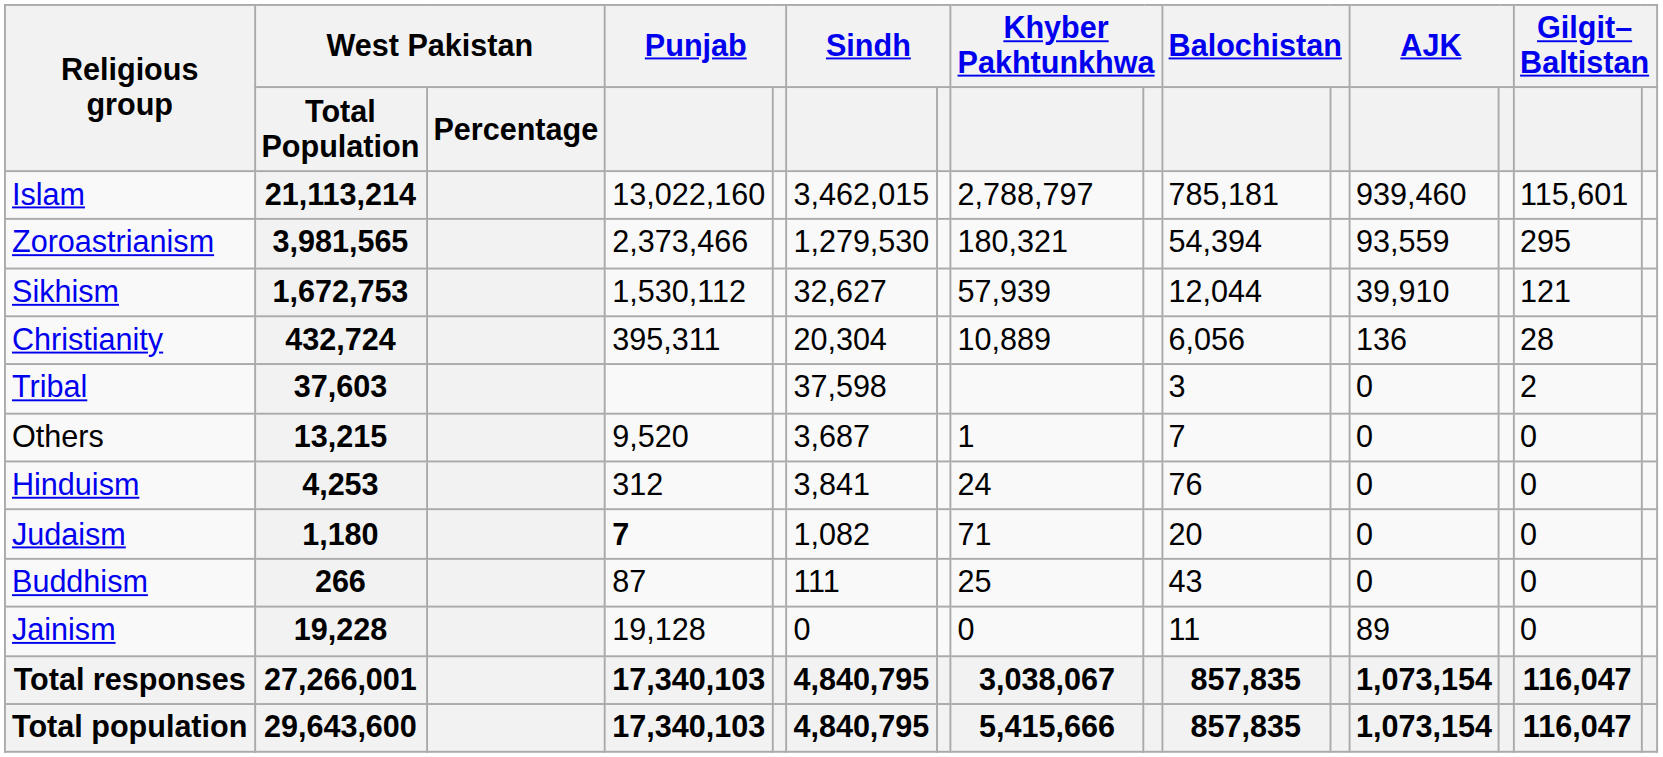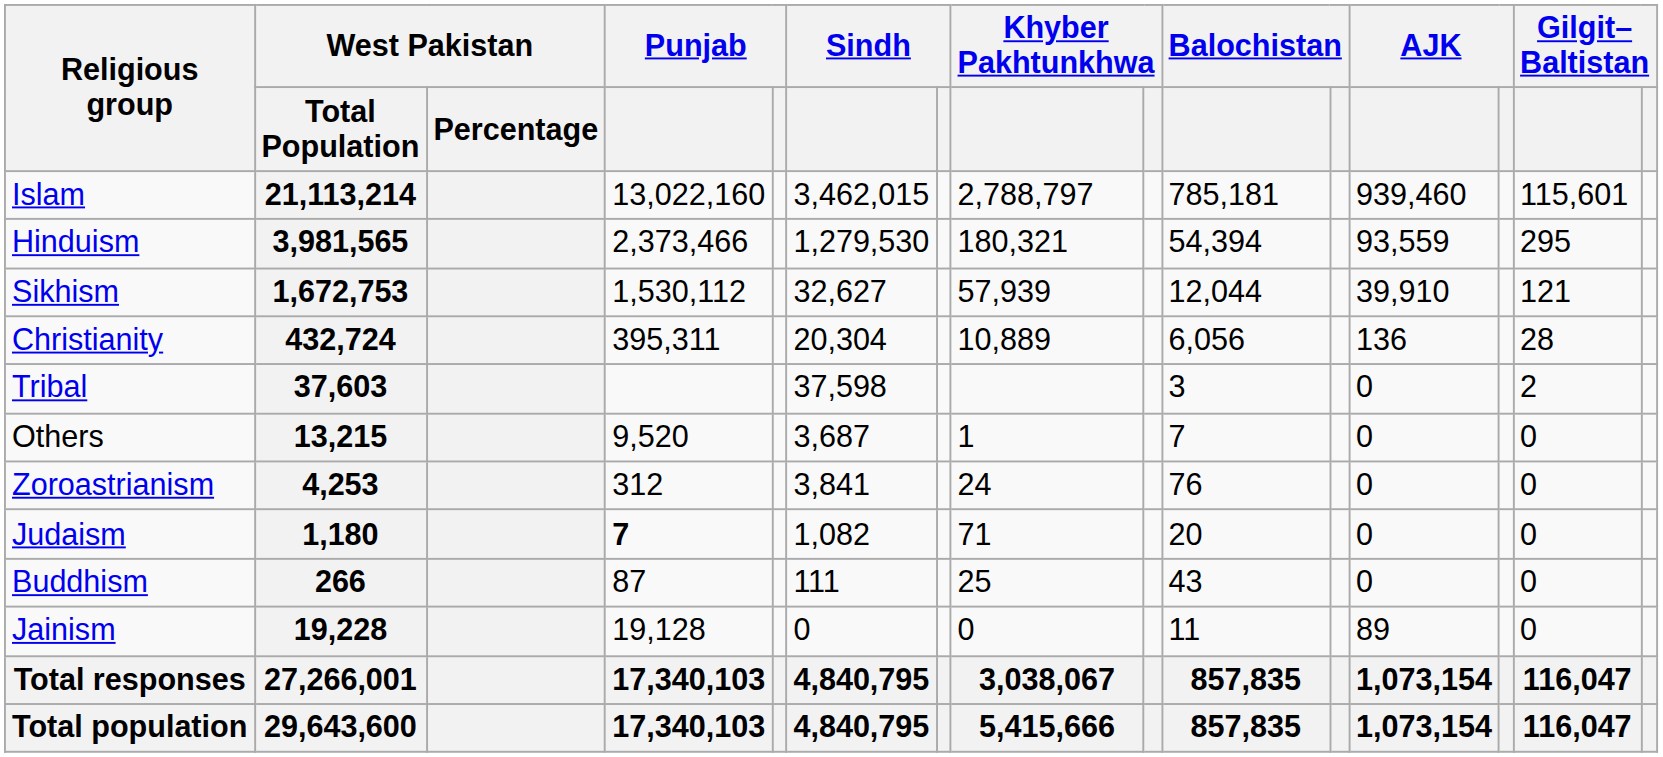(113, 242) Zoroastrianism -> (76, 242) Hinduism
(76, 485) Hinduism -> (113, 485) Zoroastrianism
